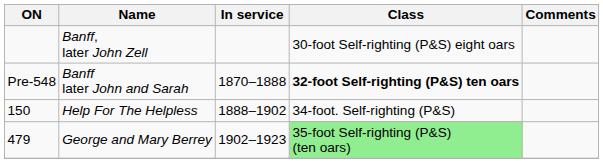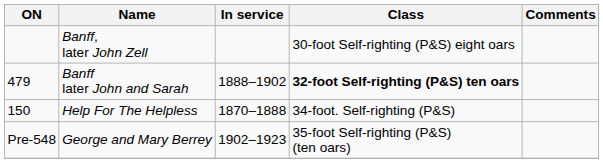(32, 81) Pre-548 -> (19, 81) 479
(252, 81) 1870–1888 -> (252, 81) 1888–1902
(252, 110) 1888–1902 -> (252, 110) 1870–1888
(19, 139) 479 -> (32, 139) Pre-548
(372, 139) lightgreen background -> (372, 139) no background
